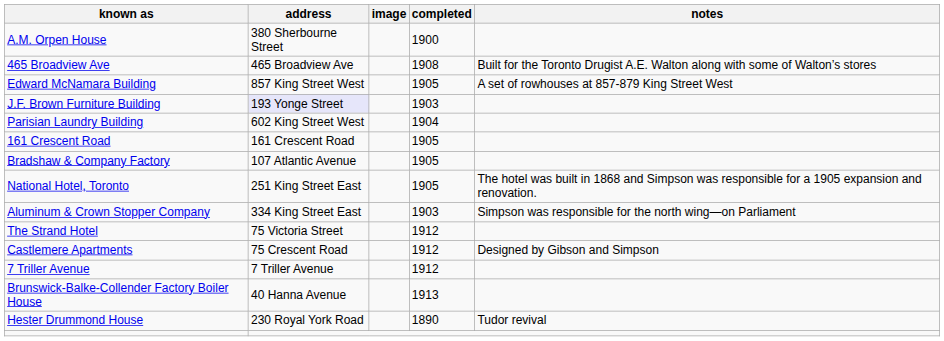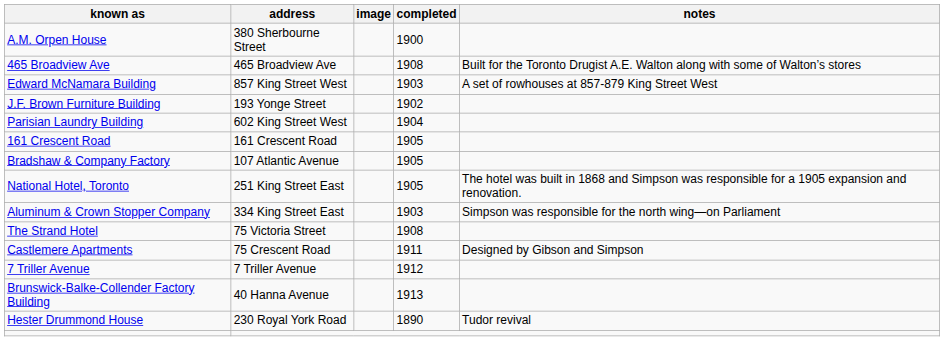(425, 84) 1905 -> (410, 84) 1903
(297, 103) lavender background -> (280, 103) no background
(425, 103) 1903 -> (410, 103) 1902
(425, 231) 1912 -> (410, 231) 1908
(425, 250) 1912 -> (409, 250) 1911
- row: (118, 295)
+ row: (101, 295)
